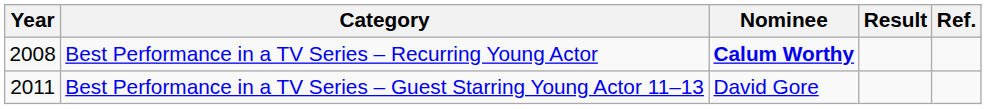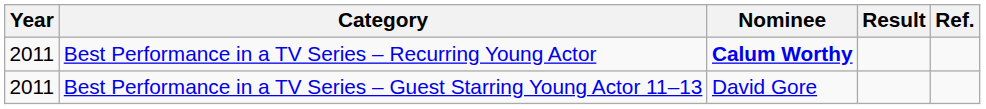(33, 53) 2008 -> (32, 53) 2011
